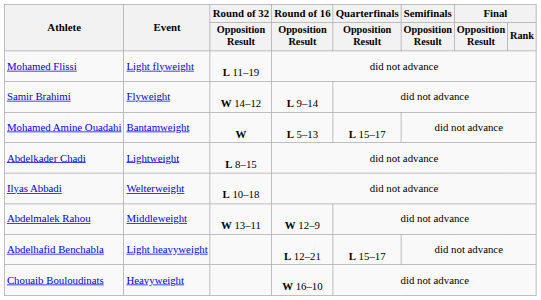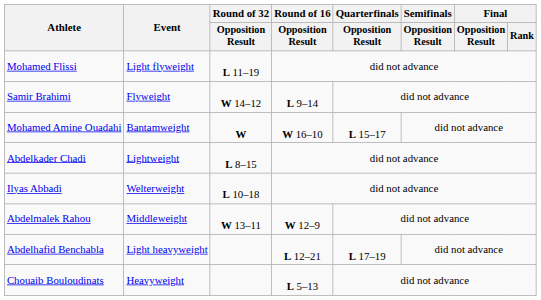(302, 134) L 5–13 -> (302, 134) W 16–10
(367, 256) L 15–17 -> (367, 256) L 17–19
(302, 287) W 16–10 -> (302, 287) L 5–13
